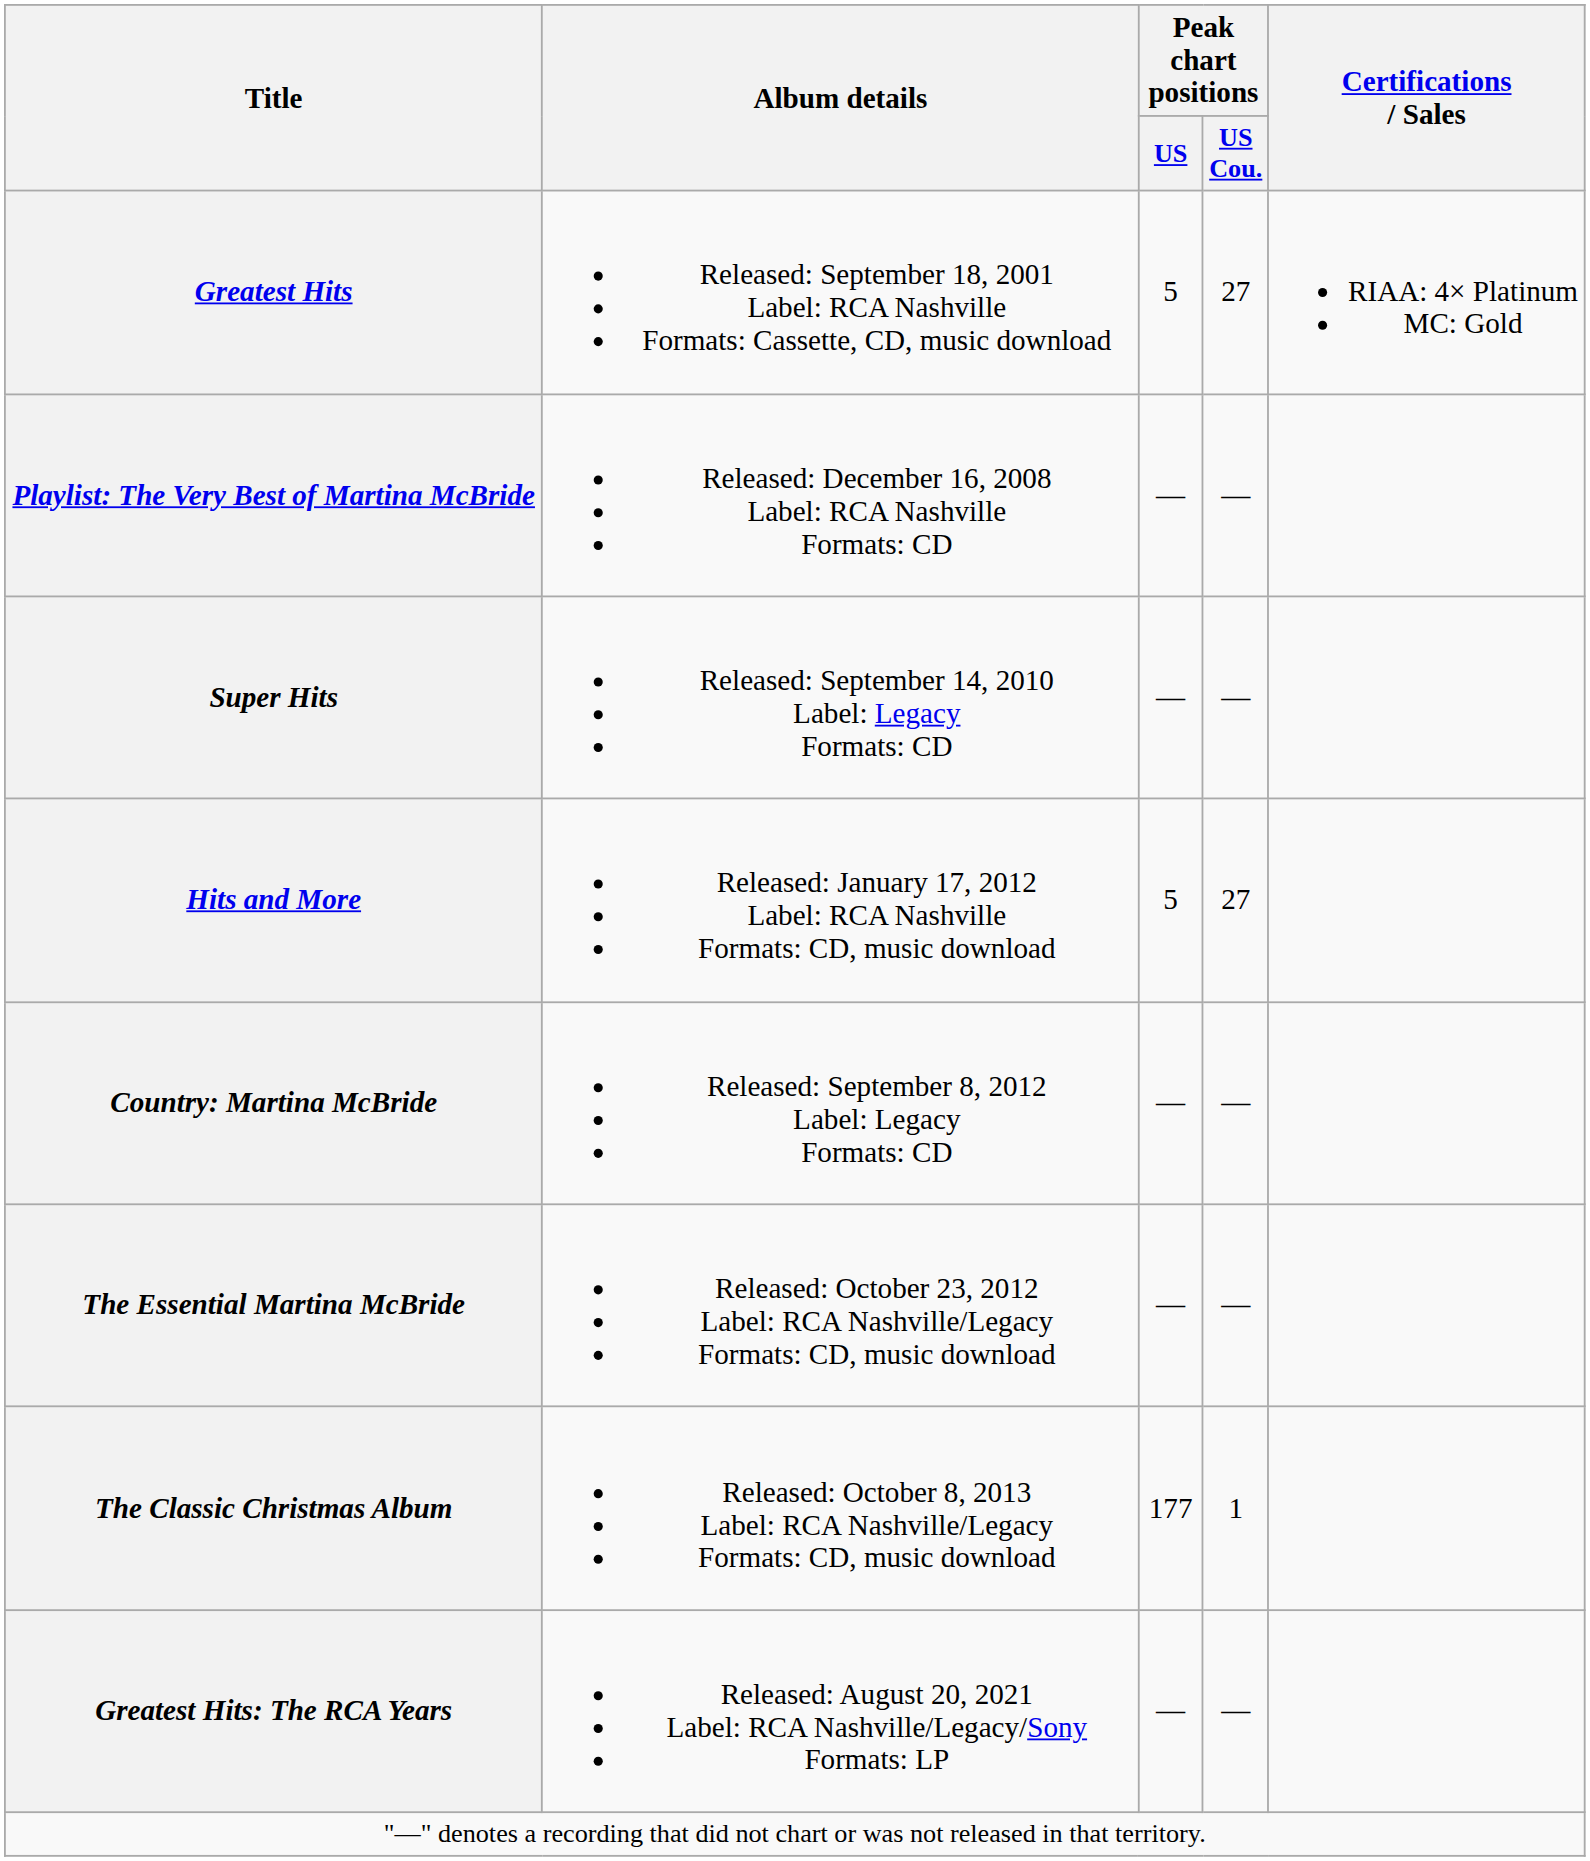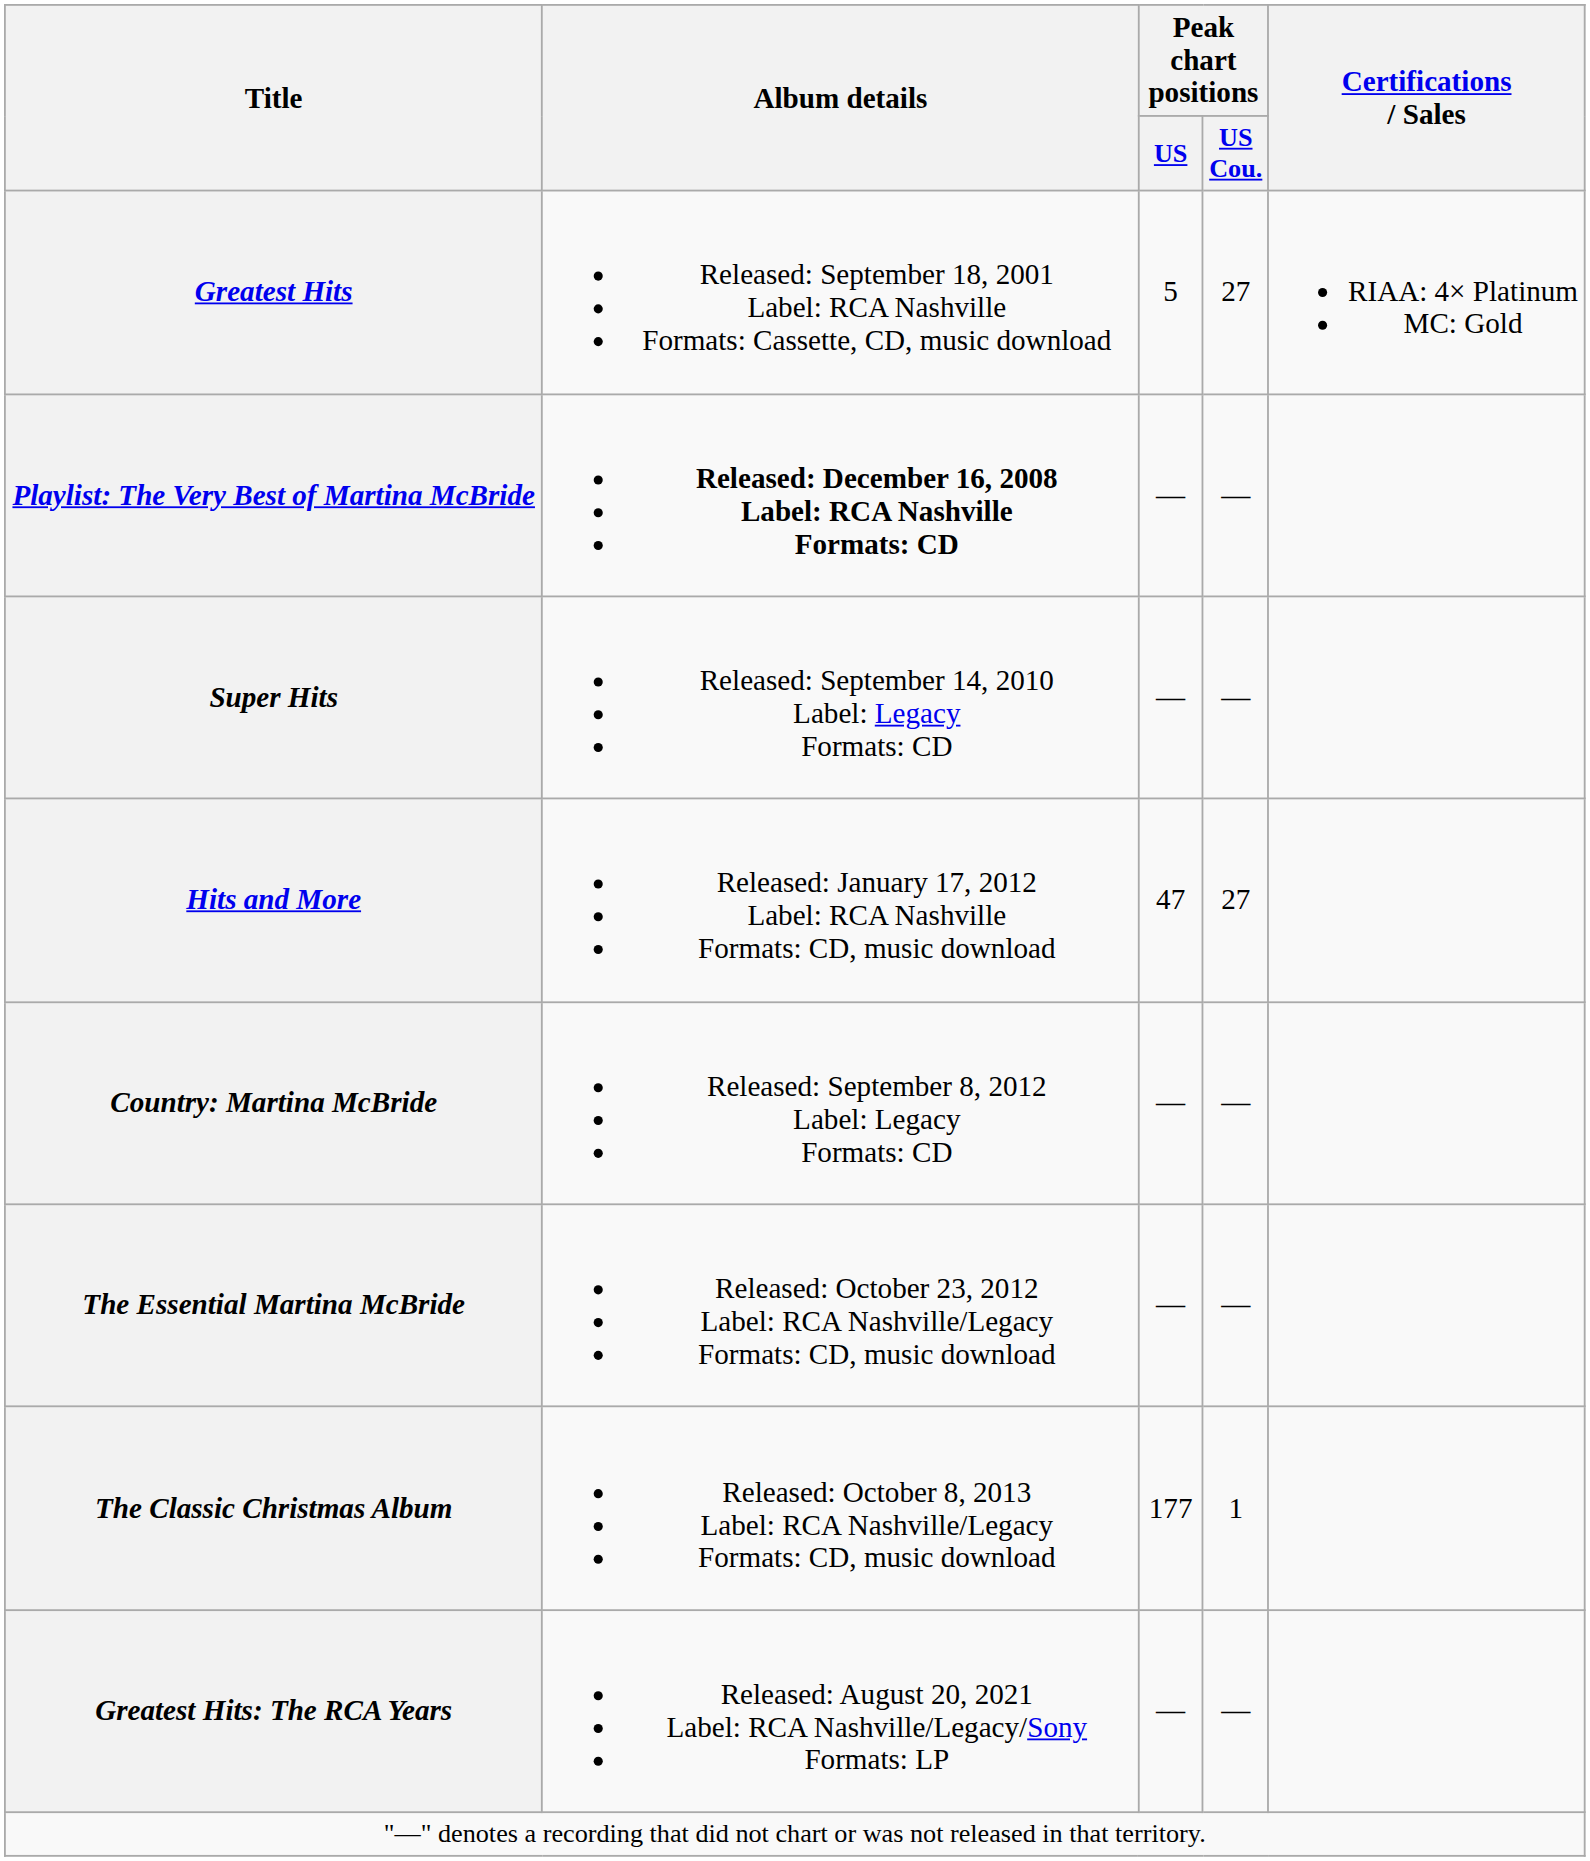(840, 511) normal -> (840, 511) bold
(1171, 899) 5 -> (1171, 899) 47
